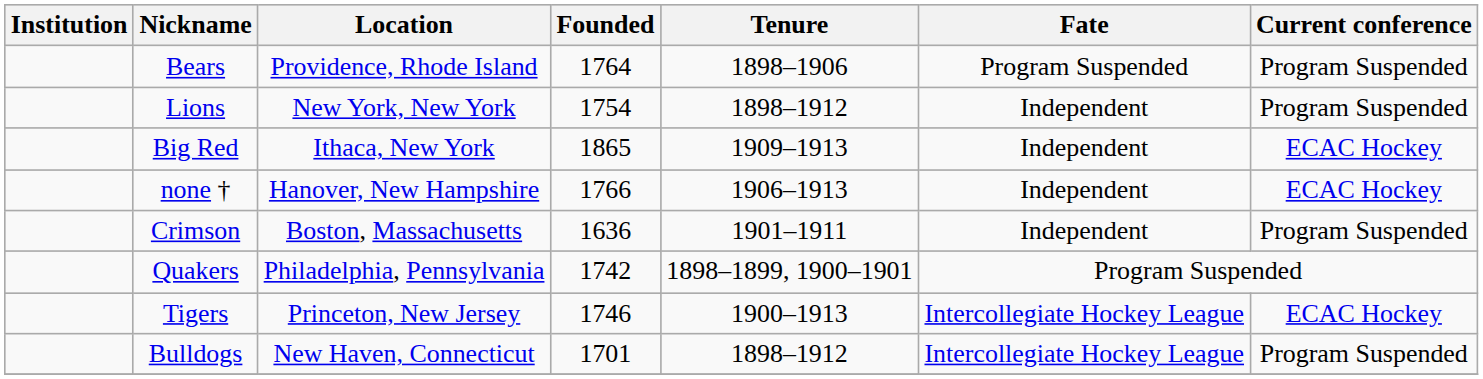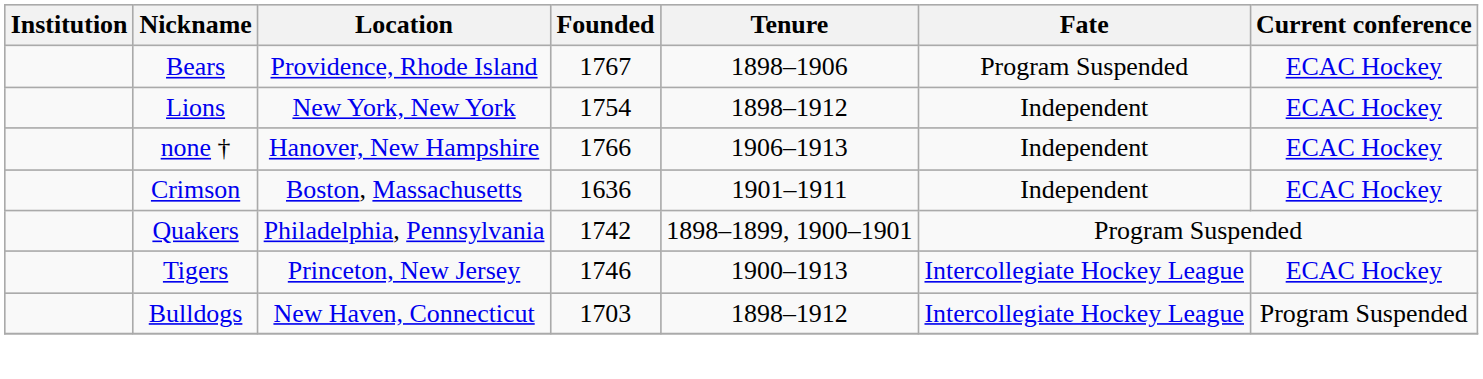(605, 66) 1764 -> (605, 66) 1767
(1364, 66) Program Suspended -> (1364, 66) ECAC Hockey
(1364, 107) Program Suspended -> (1364, 107) ECAC Hockey
- row: (196, 148)
(1364, 230) Program Suspended -> (1364, 189) ECAC Hockey
(605, 353) 1701 -> (605, 312) 1703
